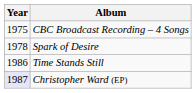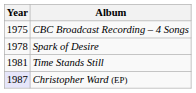(17, 63) 1986 -> (17, 63) 1981
